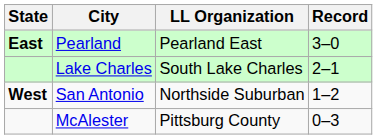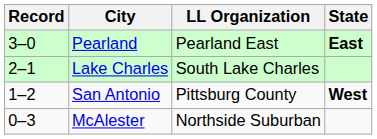columns swapped: (28, 17) <-> (340, 17)
(232, 95) Northside Suburban -> (236, 95) Pittsburg County
(220, 120) Pittsburg County -> (248, 120) Northside Suburban
